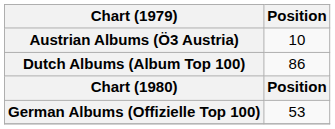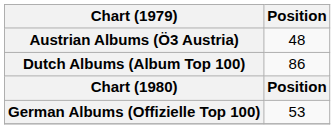(297, 40) 10 -> (297, 40) 48
